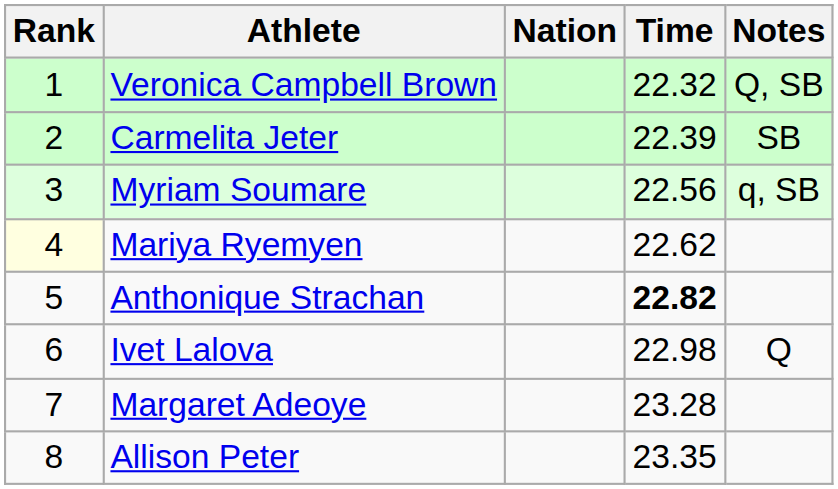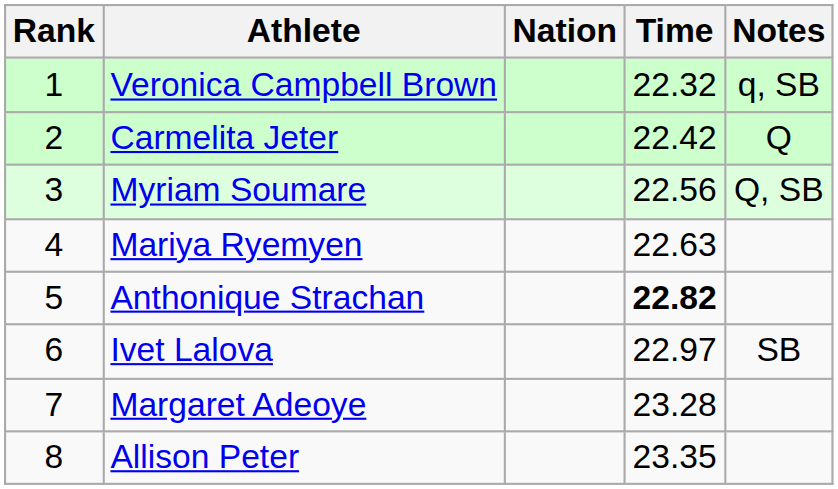(779, 84) Q, SB -> (779, 84) q, SB
(675, 137) 22.39 -> (675, 137) 22.42
(779, 137) SB -> (779, 137) Q
(779, 191) q, SB -> (779, 191) Q, SB
(54, 244) lightyellow background -> (54, 244) no background
(675, 244) 22.62 -> (675, 244) 22.63
(675, 350) 22.98 -> (675, 350) 22.97
(779, 350) Q -> (779, 350) SB
